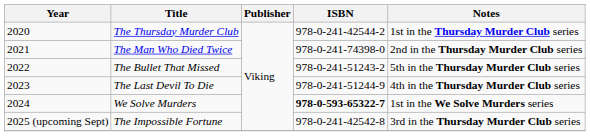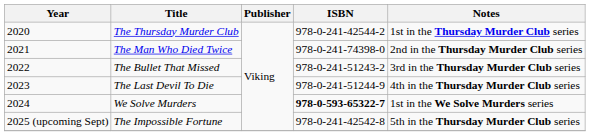(485, 67) 5th in the Thursday Murder Club series -> (485, 67) 3rd in the Thursday Murder Club series
(485, 121) 3rd in the Thursday Murder Club series -> (485, 121) 5th in the Thursday Murder Club series
